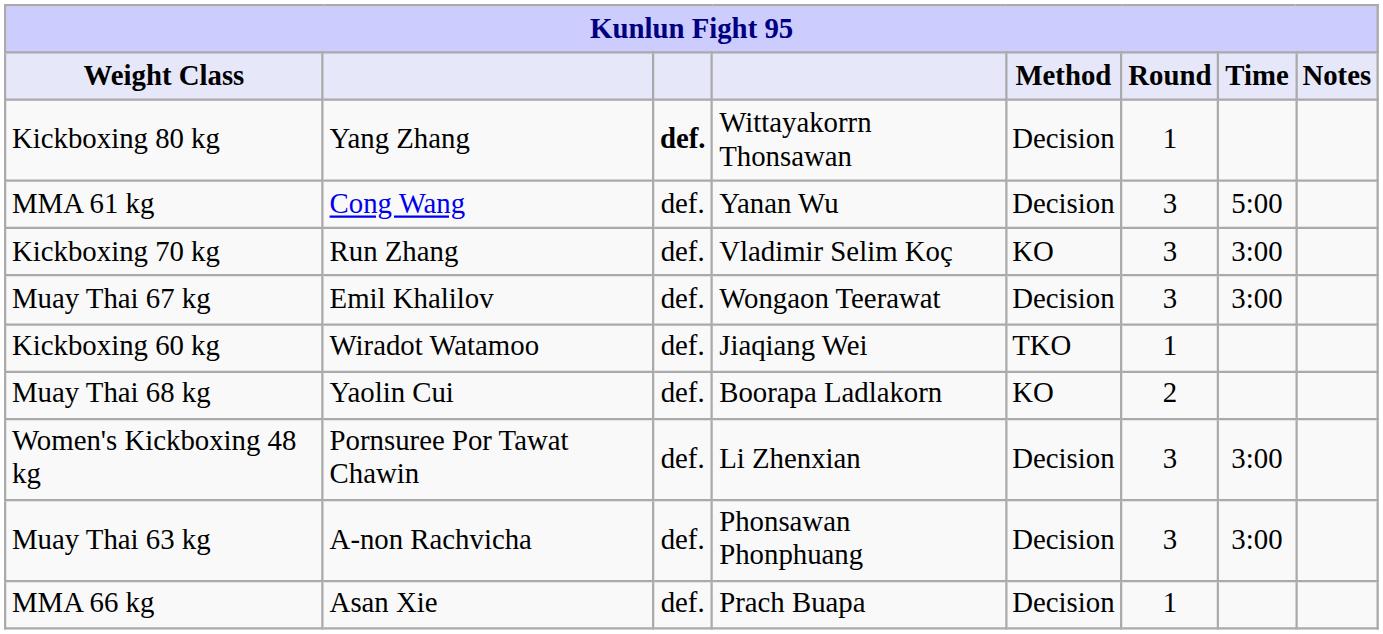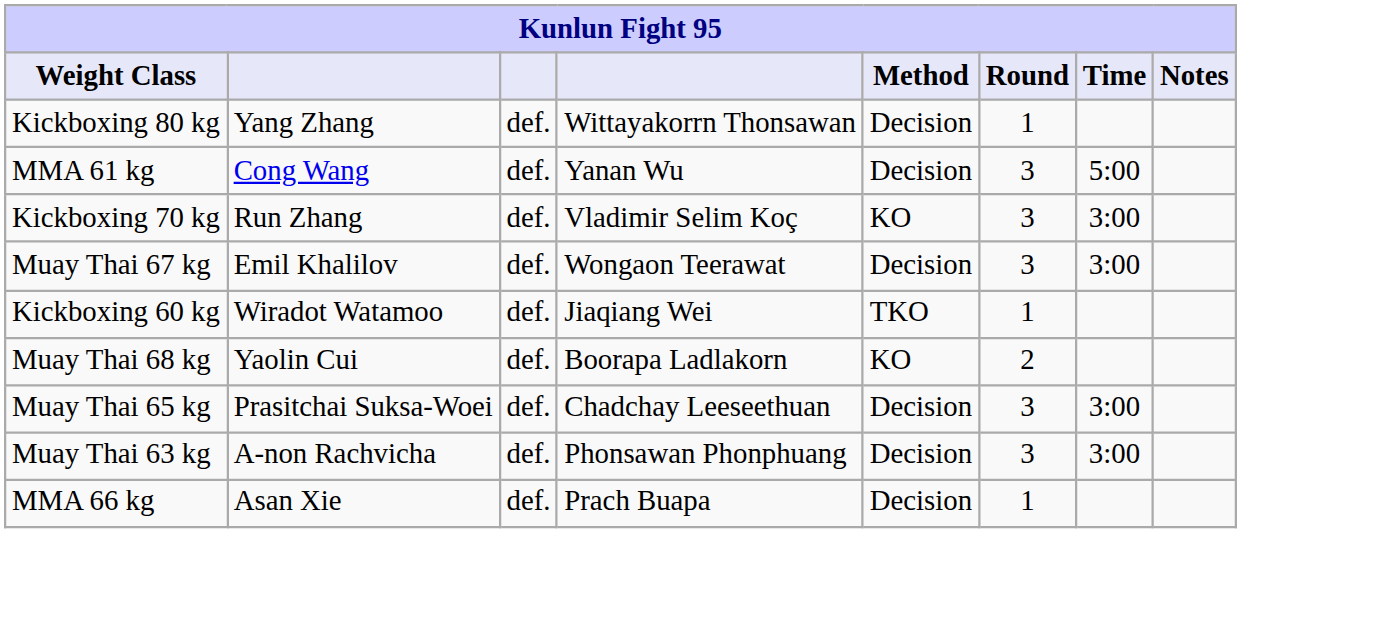(683, 139) bold -> (529, 122) normal
+ row: (111, 407)
- row: (154, 458)
